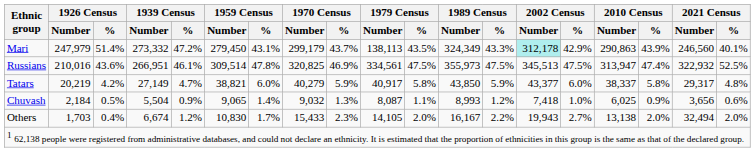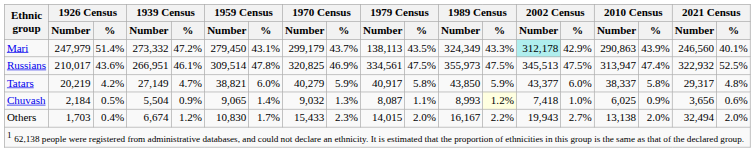(73, 65) 210,016 -> (73, 65) 210,017
(502, 100) no background -> (502, 100) lightyellow background
(387, 118) 14,105 -> (387, 118) 14,015
